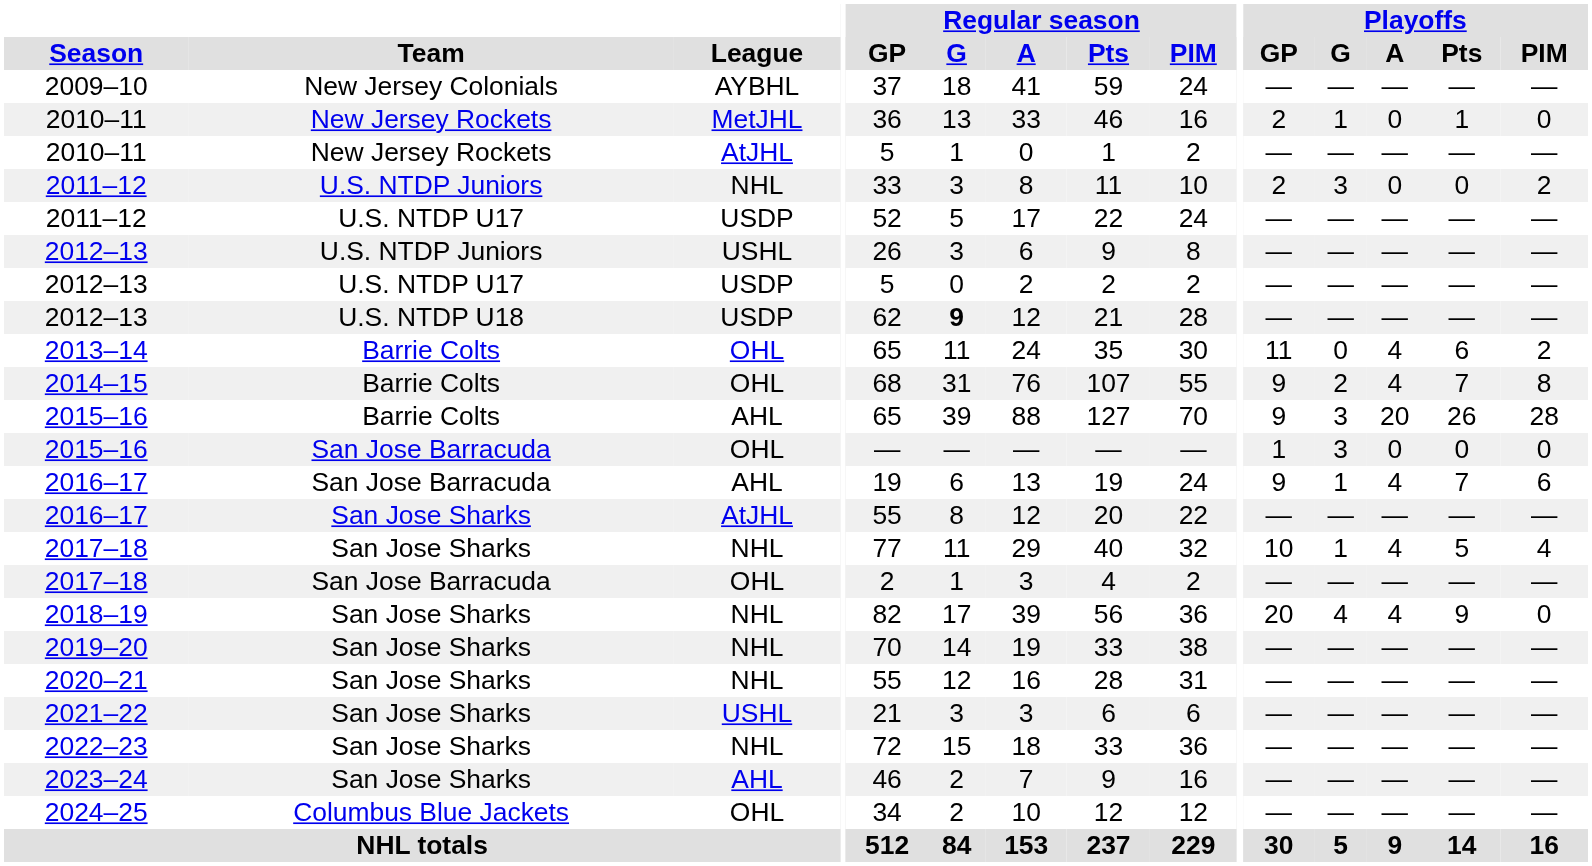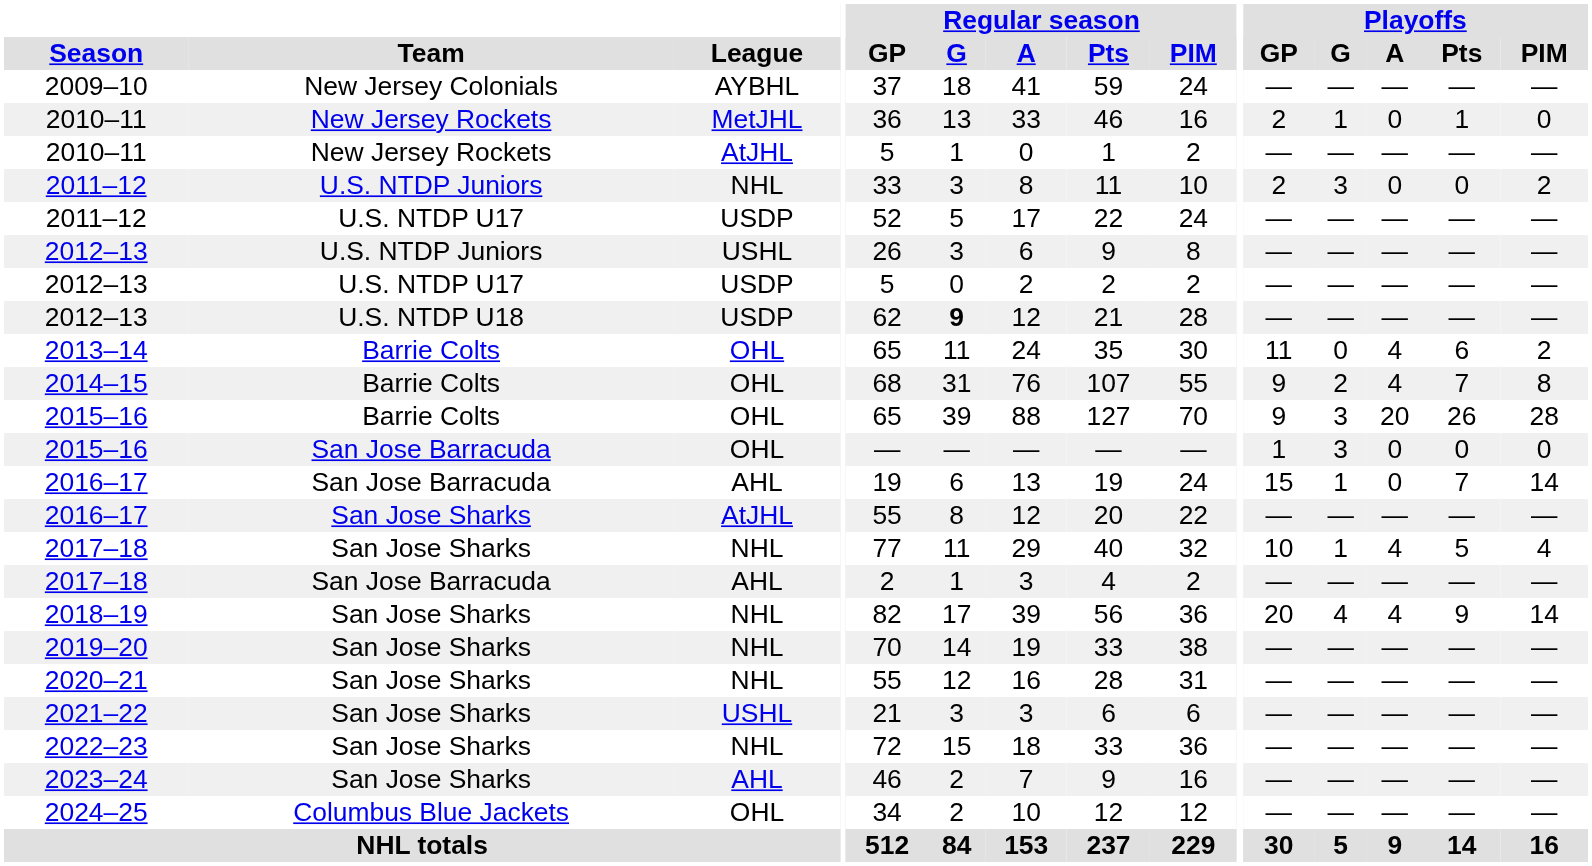(757, 416) AHL -> (757, 416) OHL
(1279, 482) 9 -> (1279, 482) 15
(1395, 482) 4 -> (1395, 482) 0
(1544, 482) 6 -> (1544, 482) 14
(757, 581) OHL -> (757, 581) AHL
(1544, 614) 0 -> (1544, 614) 14
